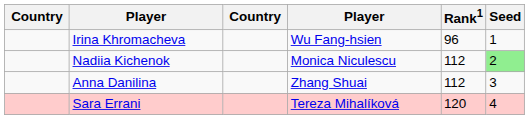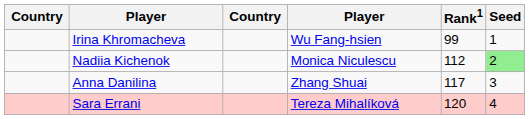(451, 40) 96 -> (451, 40) 99
(455, 82) 112 -> (455, 82) 117
